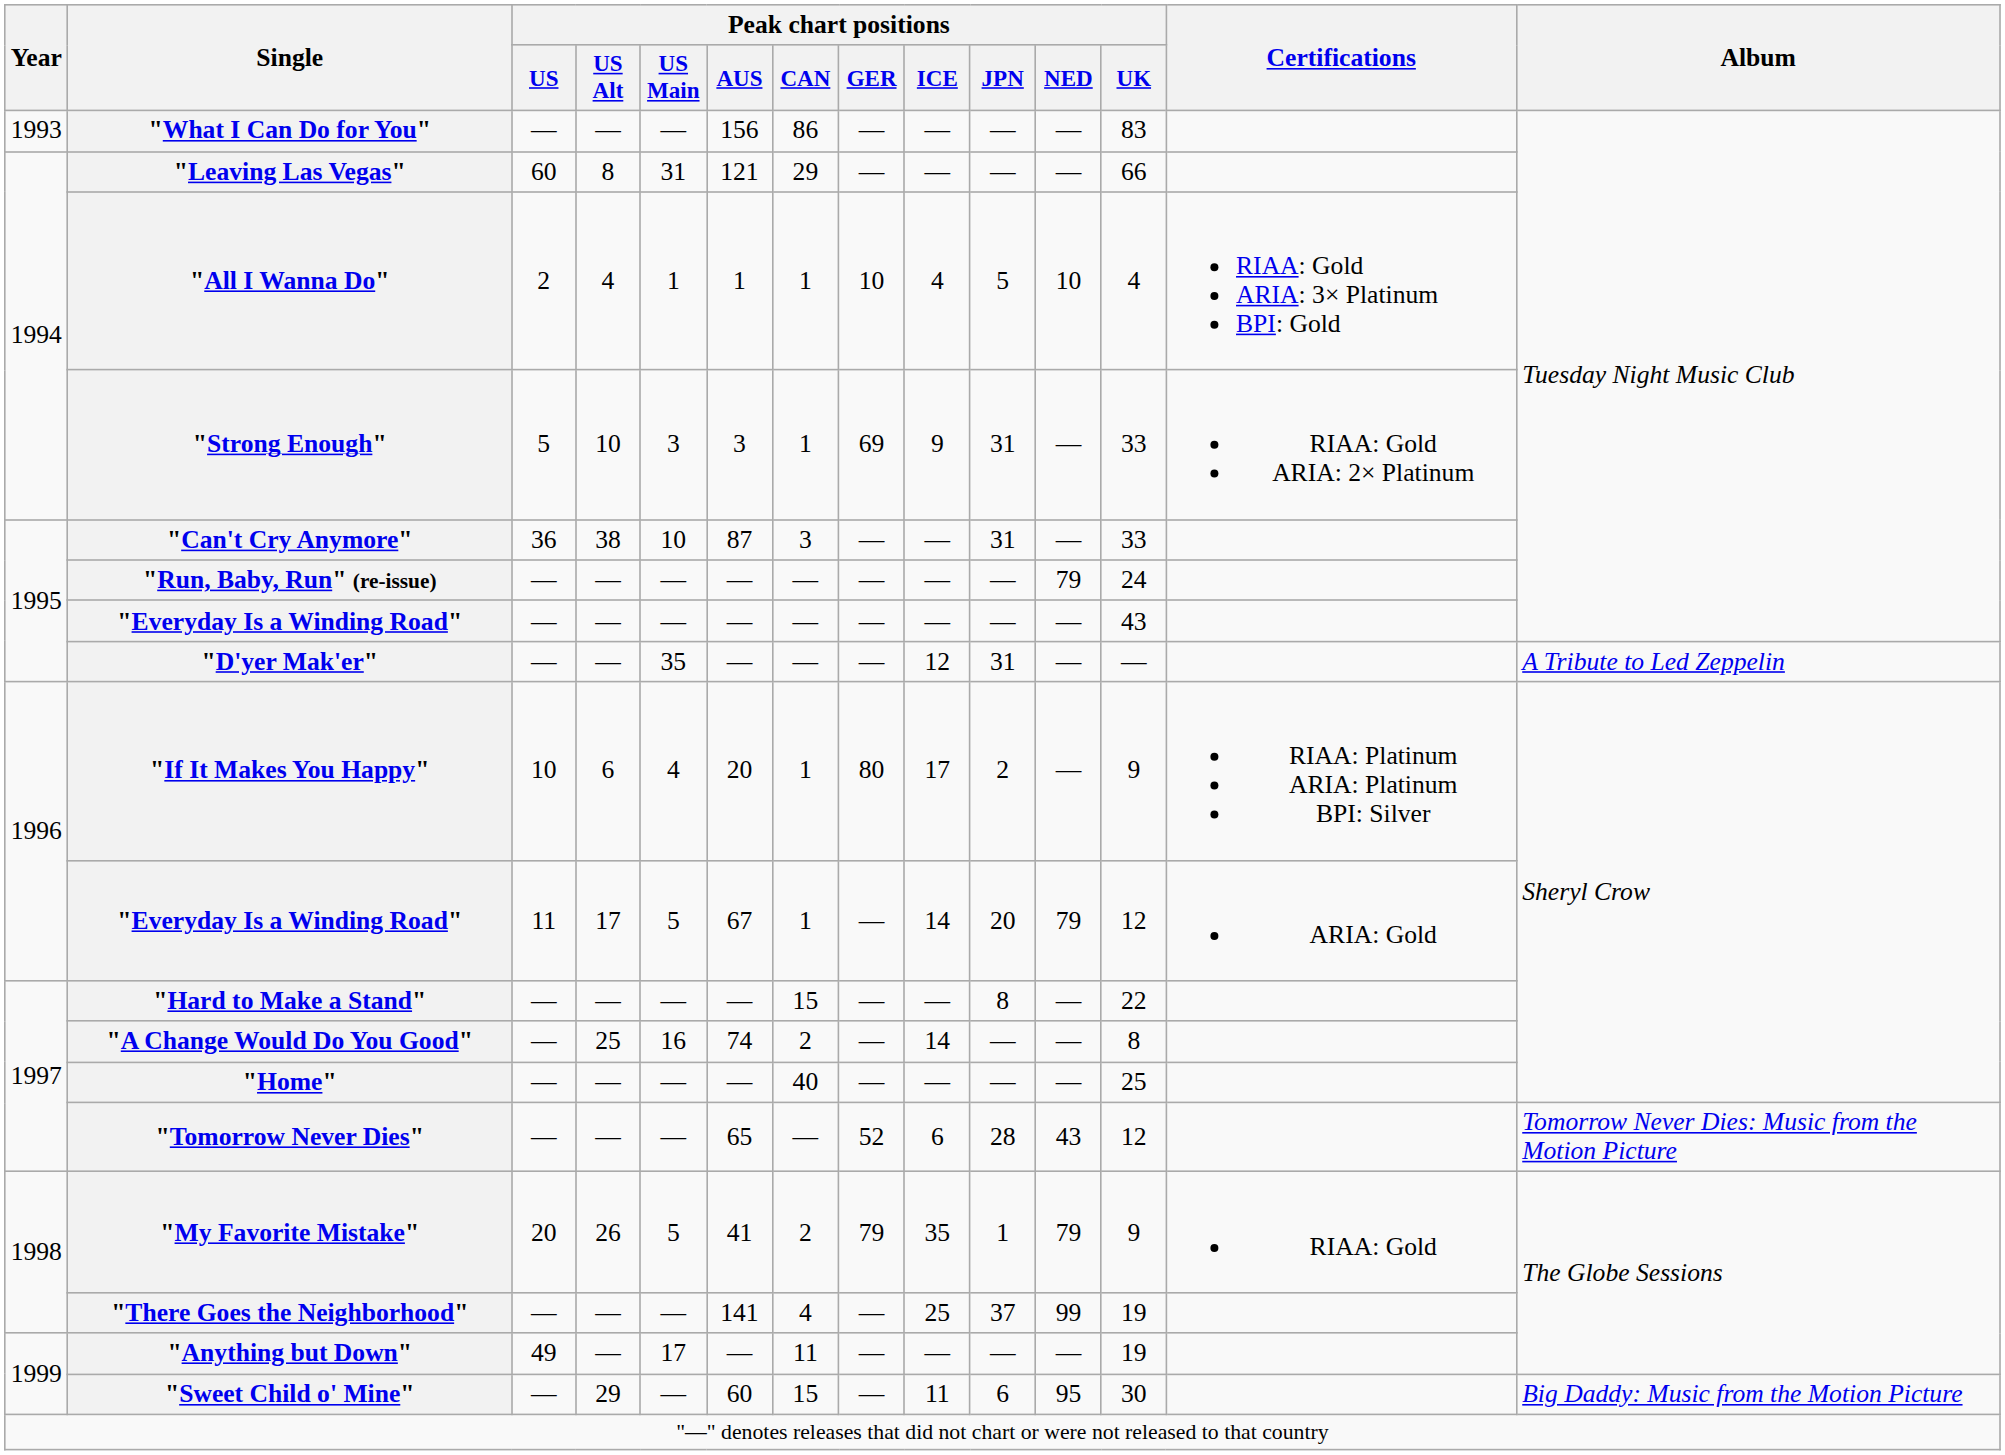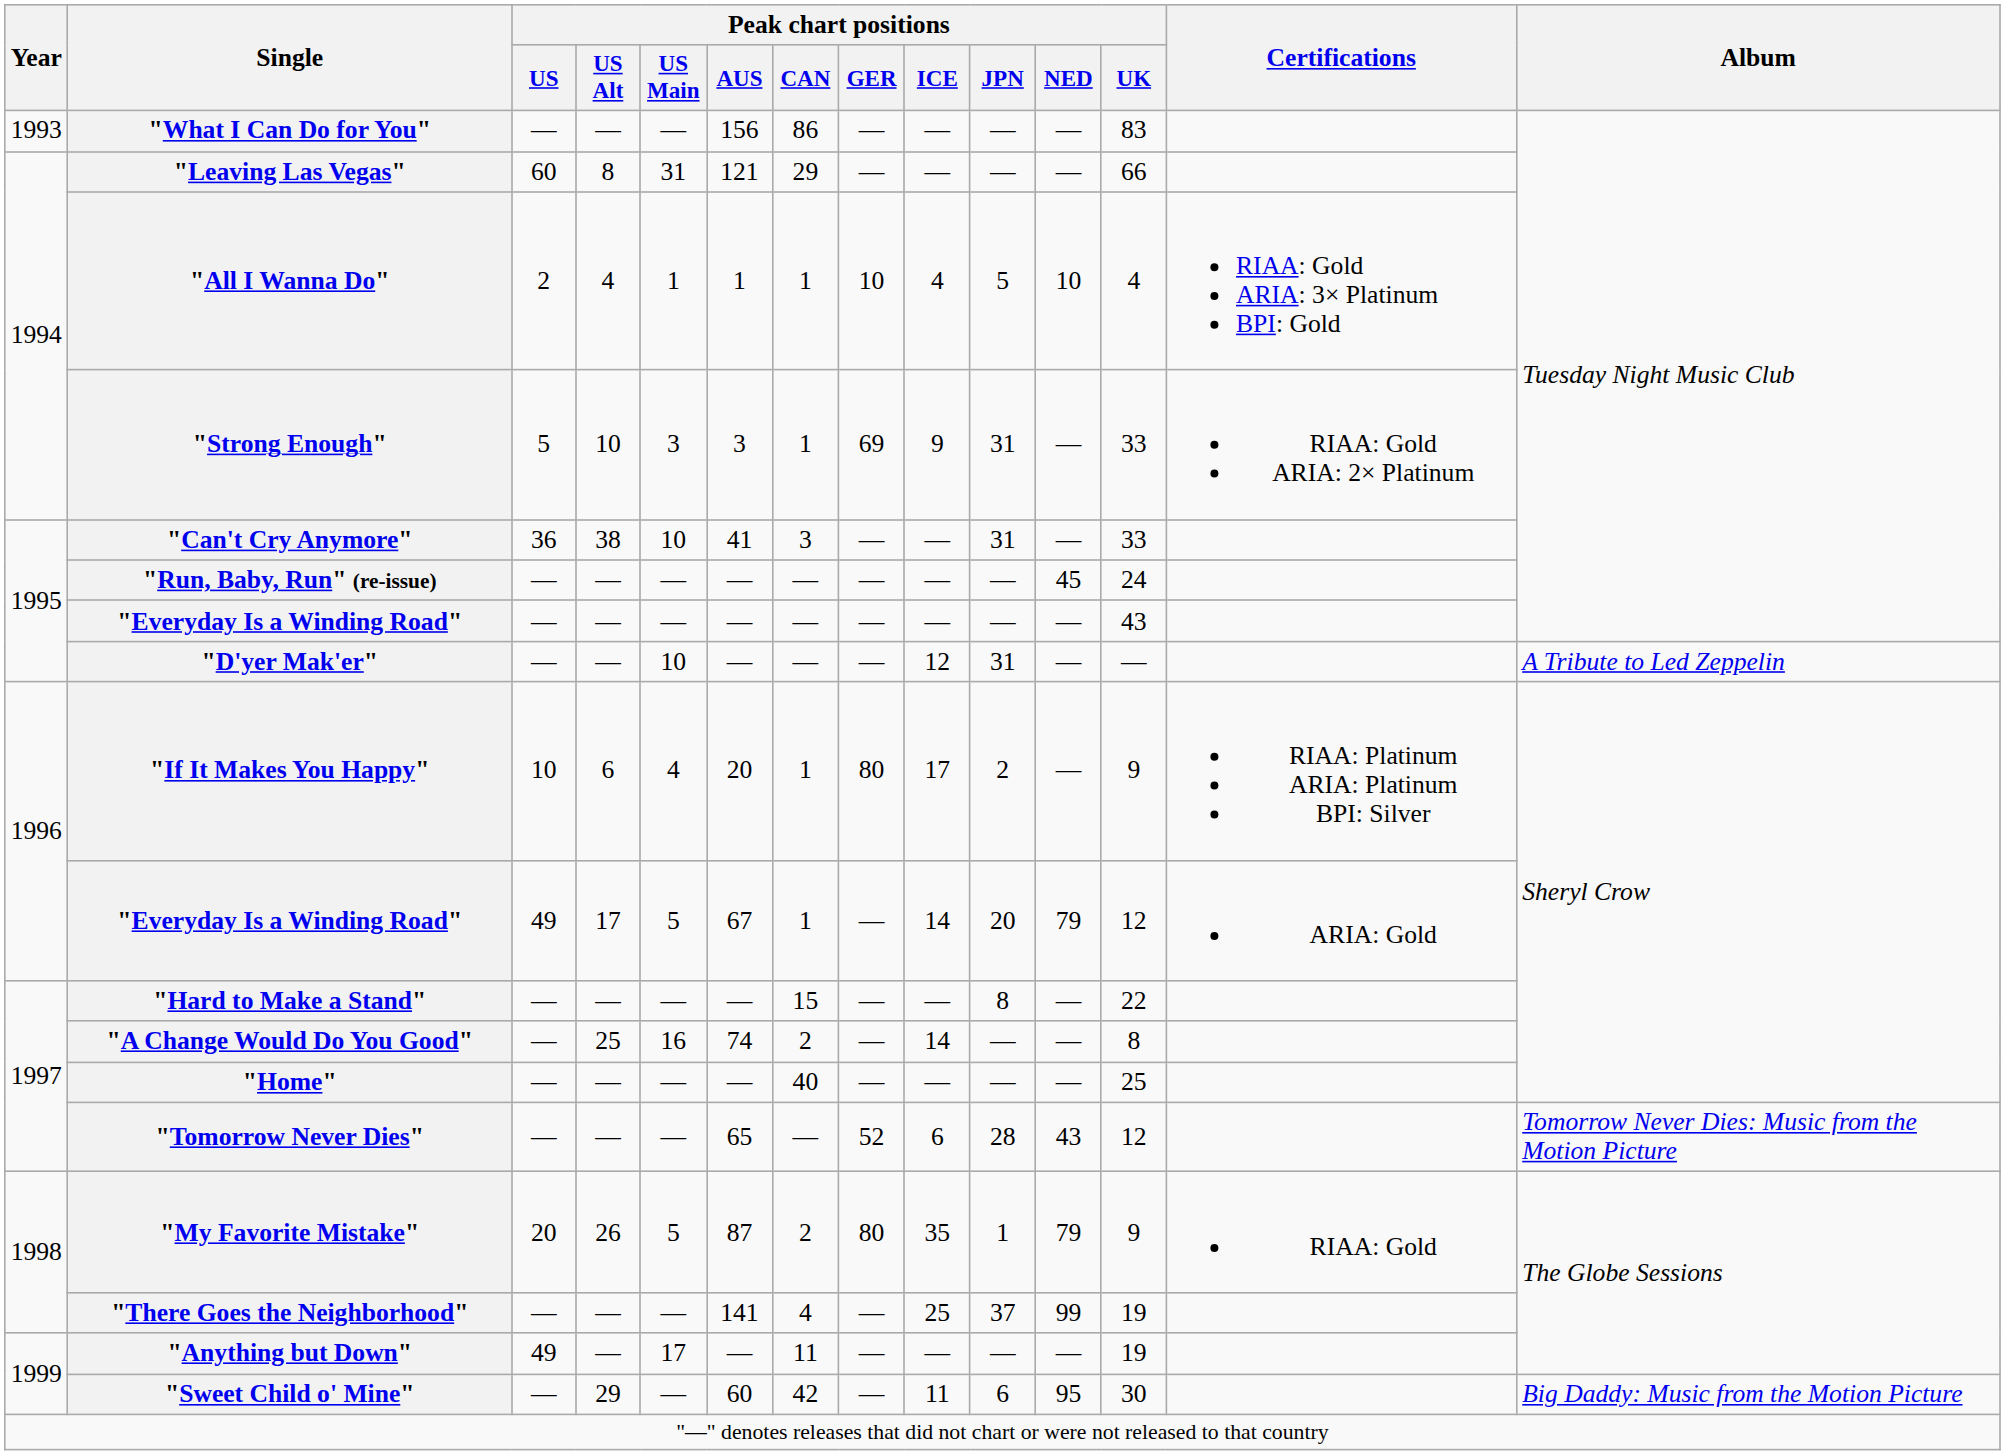(739, 539) 87 -> (739, 539) 41
(1068, 580) 79 -> (1068, 580) 45
(673, 661) 35 -> (673, 661) 10
(544, 920) 11 -> (544, 920) 49
(739, 1231) 41 -> (739, 1231) 87
(872, 1231) 79 -> (872, 1231) 80
(805, 1393) 15 -> (805, 1393) 42
